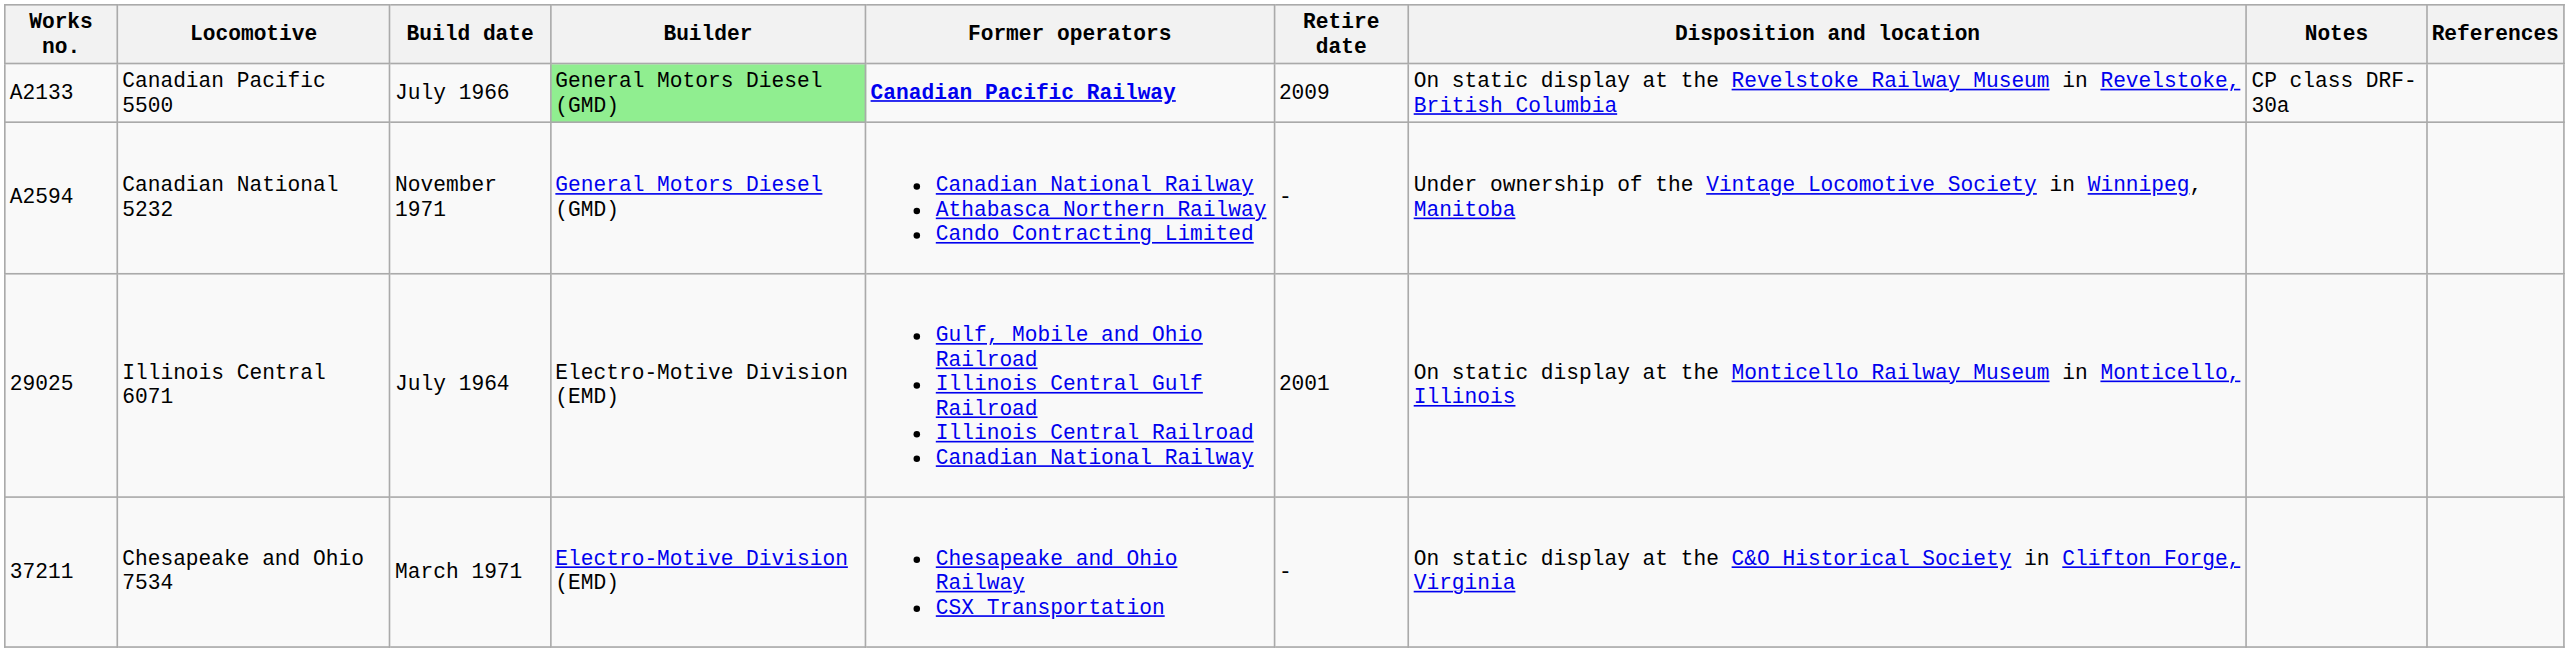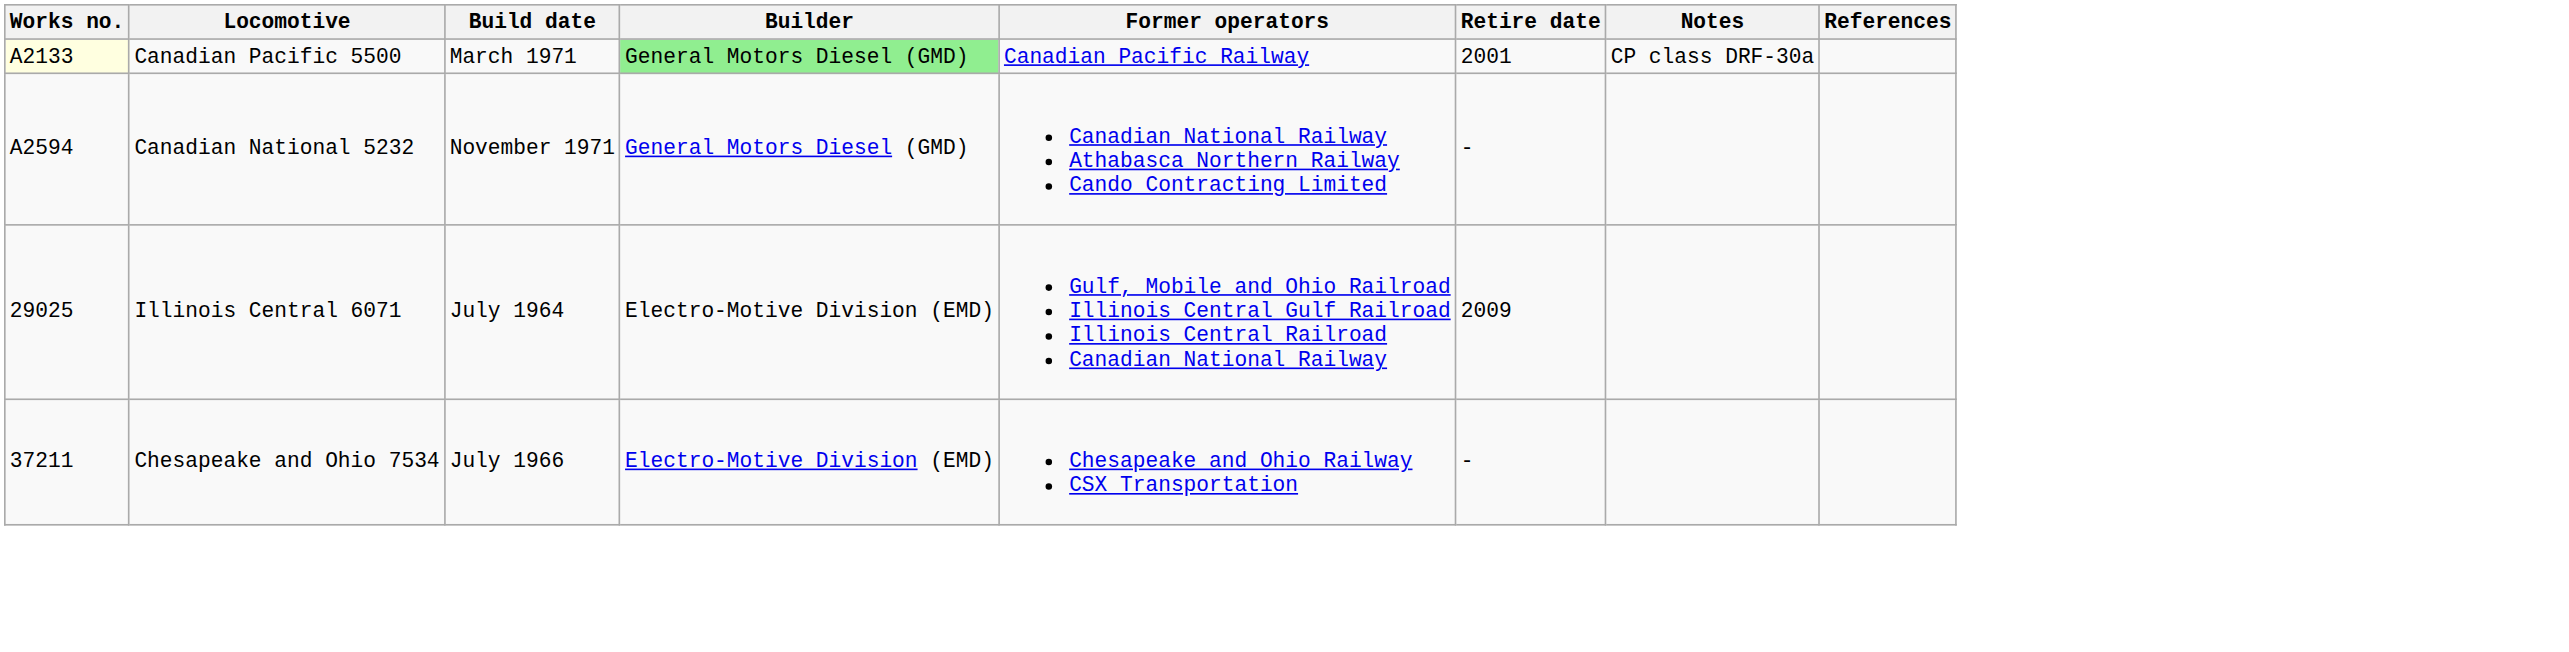- column: (1827, 34)
(42, 93) no background -> (42, 57) lightyellow background
(452, 93) July 1966 -> (513, 57) March 1971
(1023, 93) bold -> (1157, 57) normal
(1304, 93) 2009 -> (1486, 57) 2001
(1304, 385) 2001 -> (1486, 312) 2009
(459, 572) March 1971 -> (507, 462) July 1966
